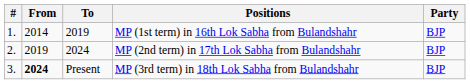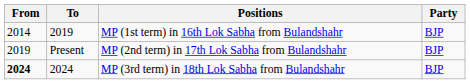- column: (13, 13)
(77, 50) 2024 -> (67, 50) Present
(83, 69) Present -> (61, 69) 2024
